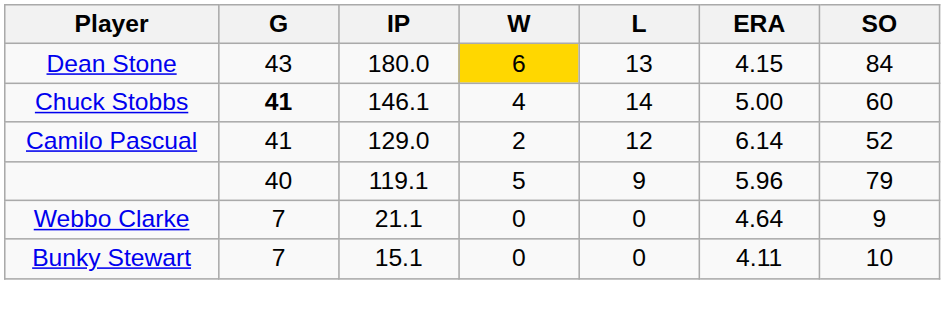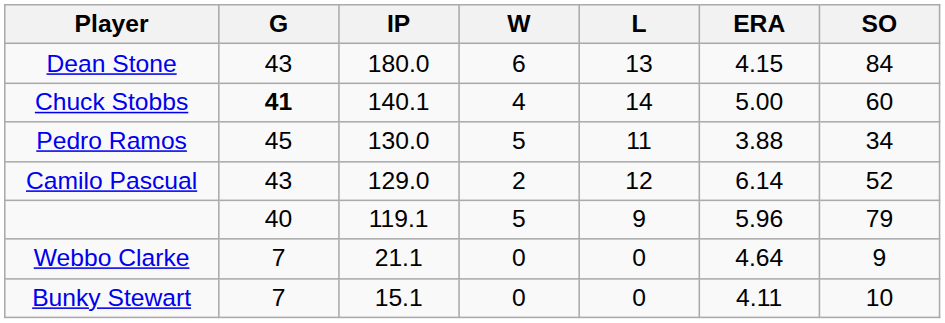(519, 63) gold background -> (519, 63) no background
(399, 102) 146.1 -> (399, 102) 140.1
+ row: (112, 141)
(278, 141) 41 -> (278, 180) 43
